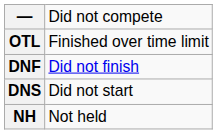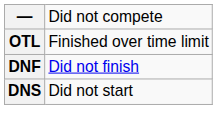- row: (25, 116)
